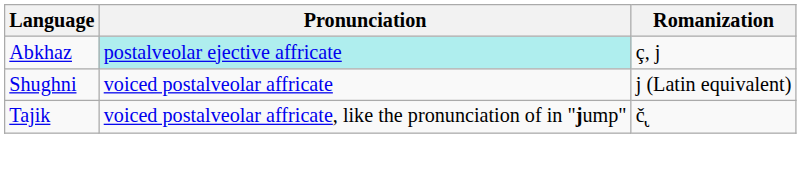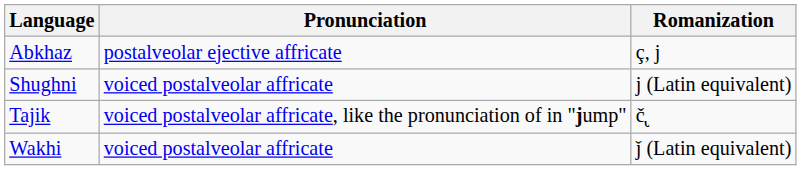(223, 52) paleturquoise background -> (223, 52) no background
+ row: (35, 148)
